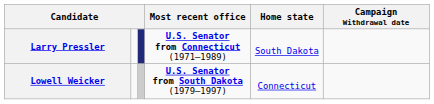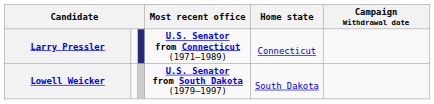(287, 51) South Dakota -> (287, 51) Connecticut
(287, 86) Connecticut -> (287, 86) South Dakota
